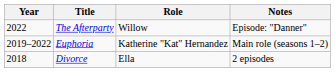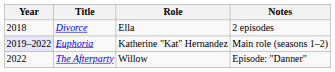rows swapped: (72, 59) <-> (85, 28)
(29, 43) no background -> (29, 43) lavender background
